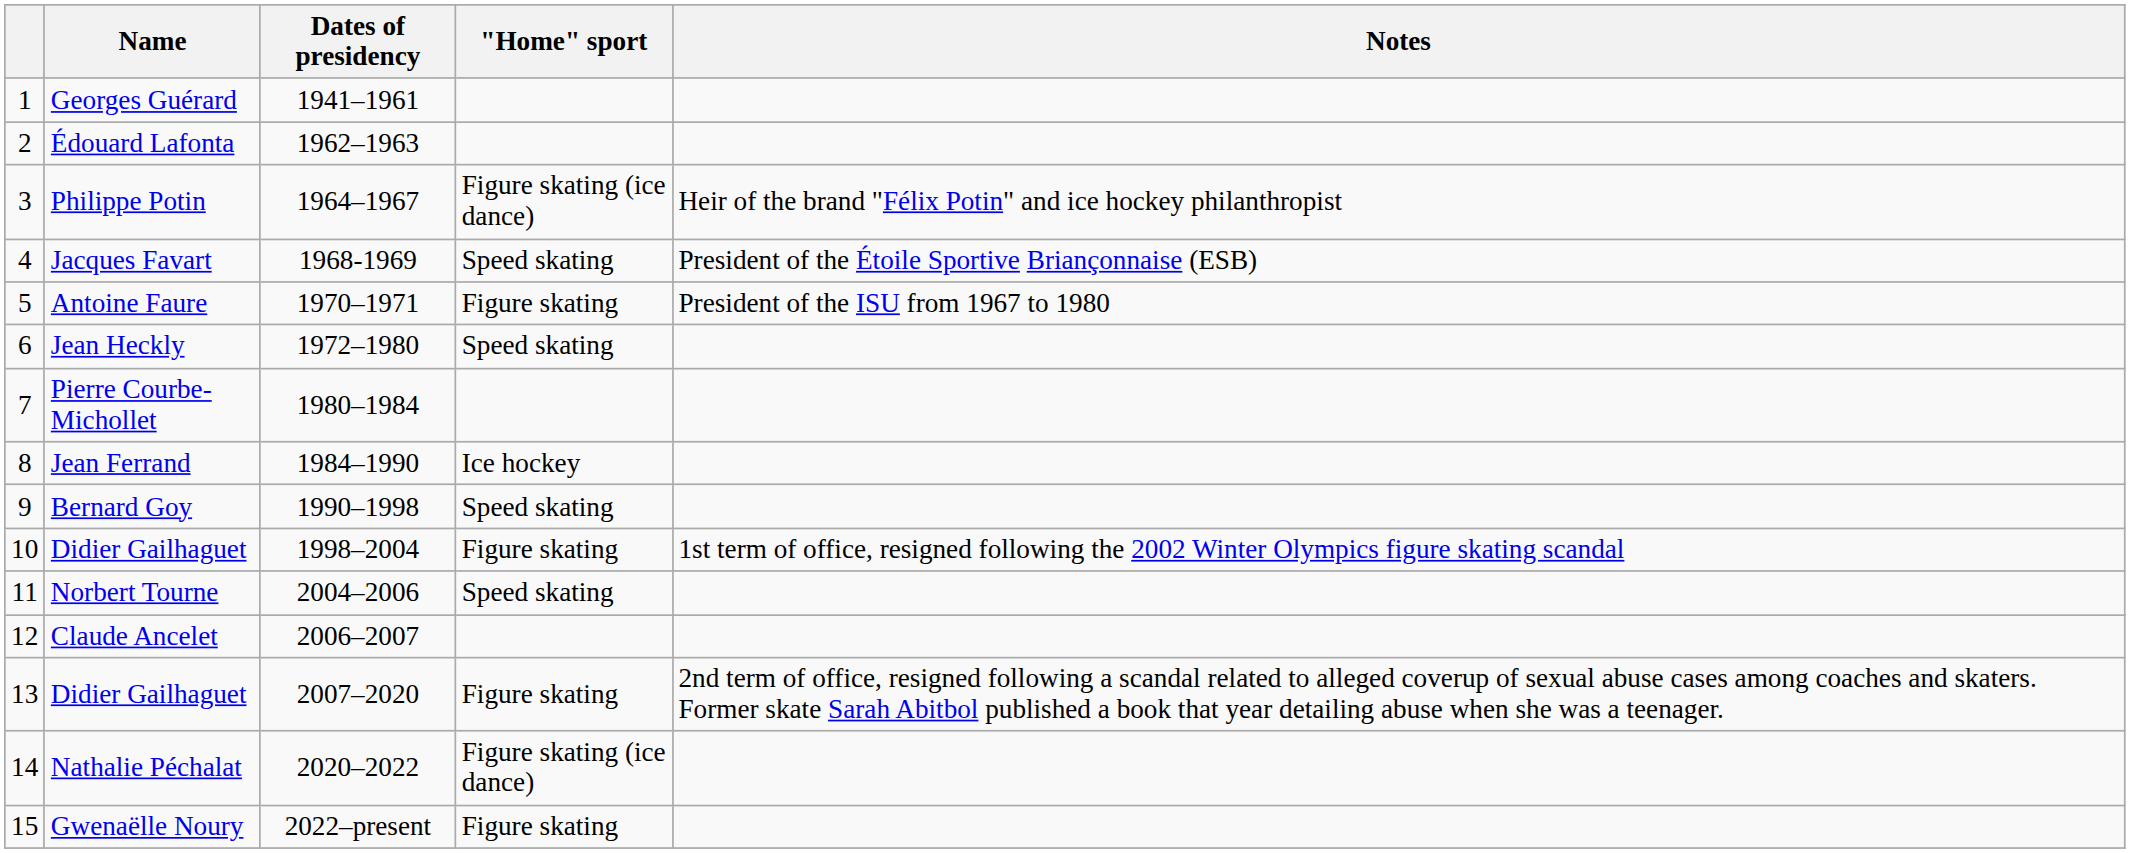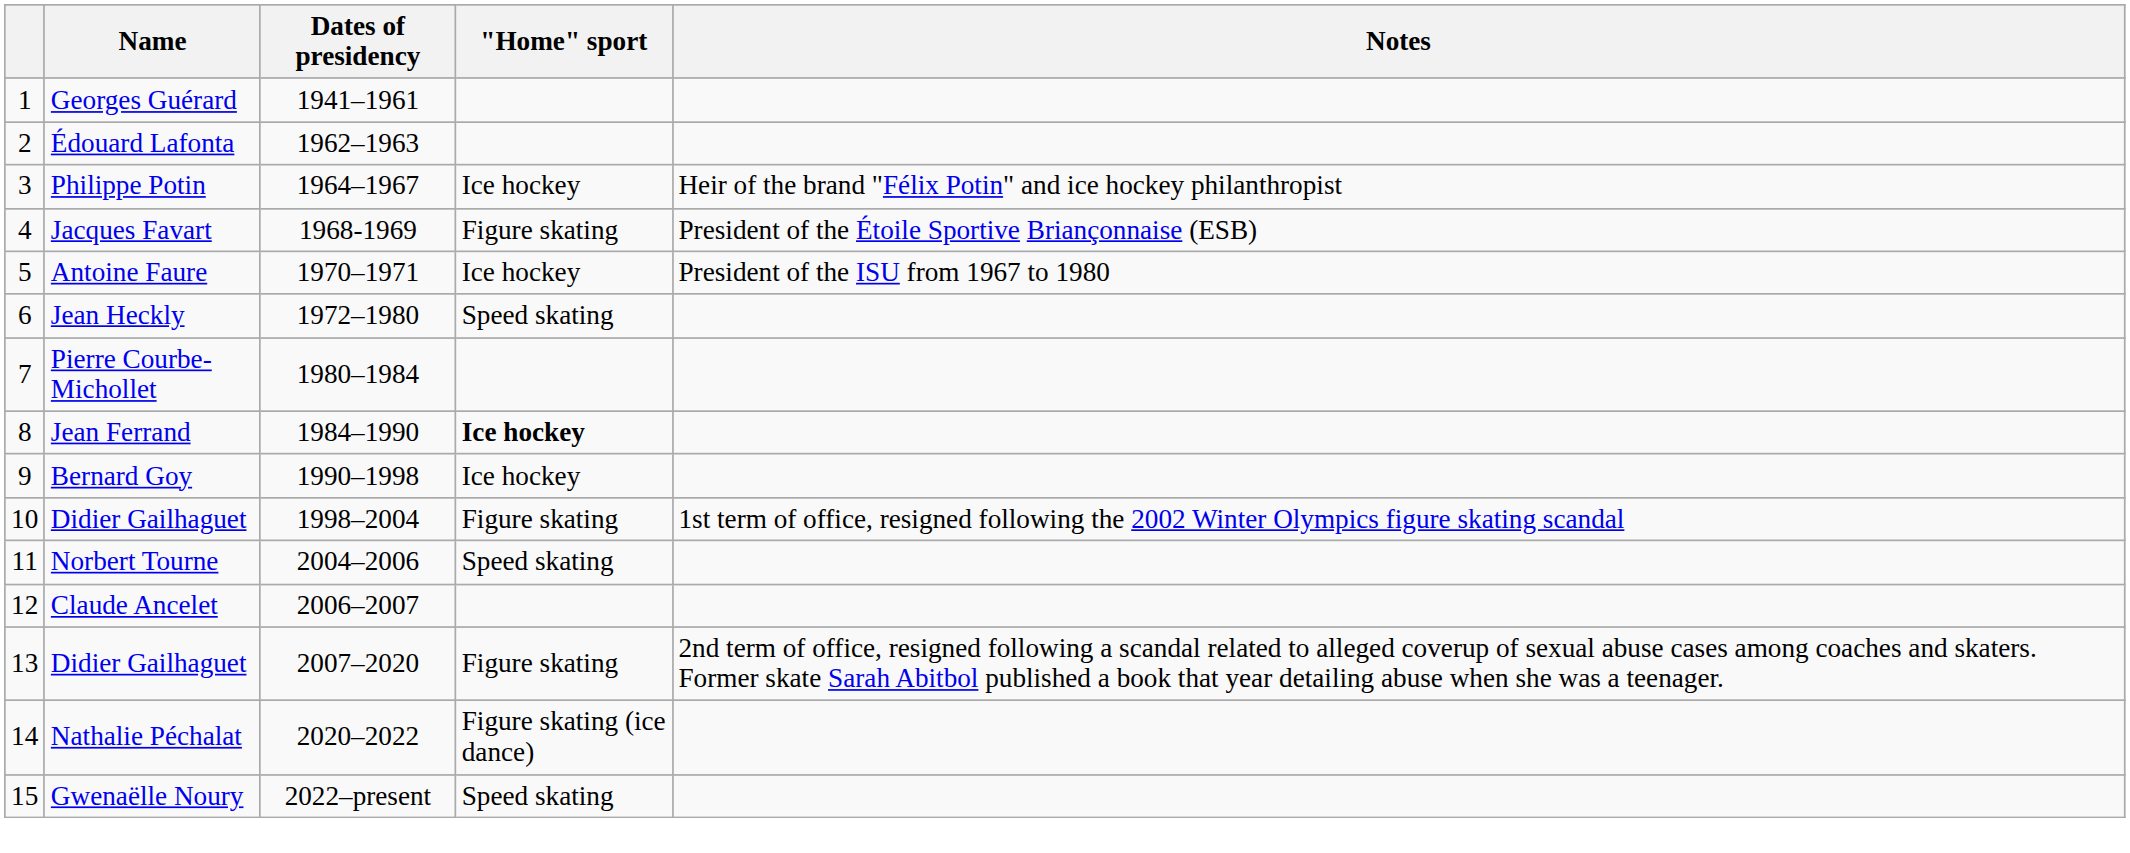(564, 201) Figure skating (ice dance) -> (521, 186) Ice hockey
(538, 259) Speed skating -> (540, 229) Figure skating
(540, 302) Figure skating -> (521, 272) Ice hockey
(521, 462) normal -> (523, 432) bold
(538, 506) Speed skating -> (521, 475) Ice hockey
(540, 826) Figure skating -> (538, 795) Speed skating
